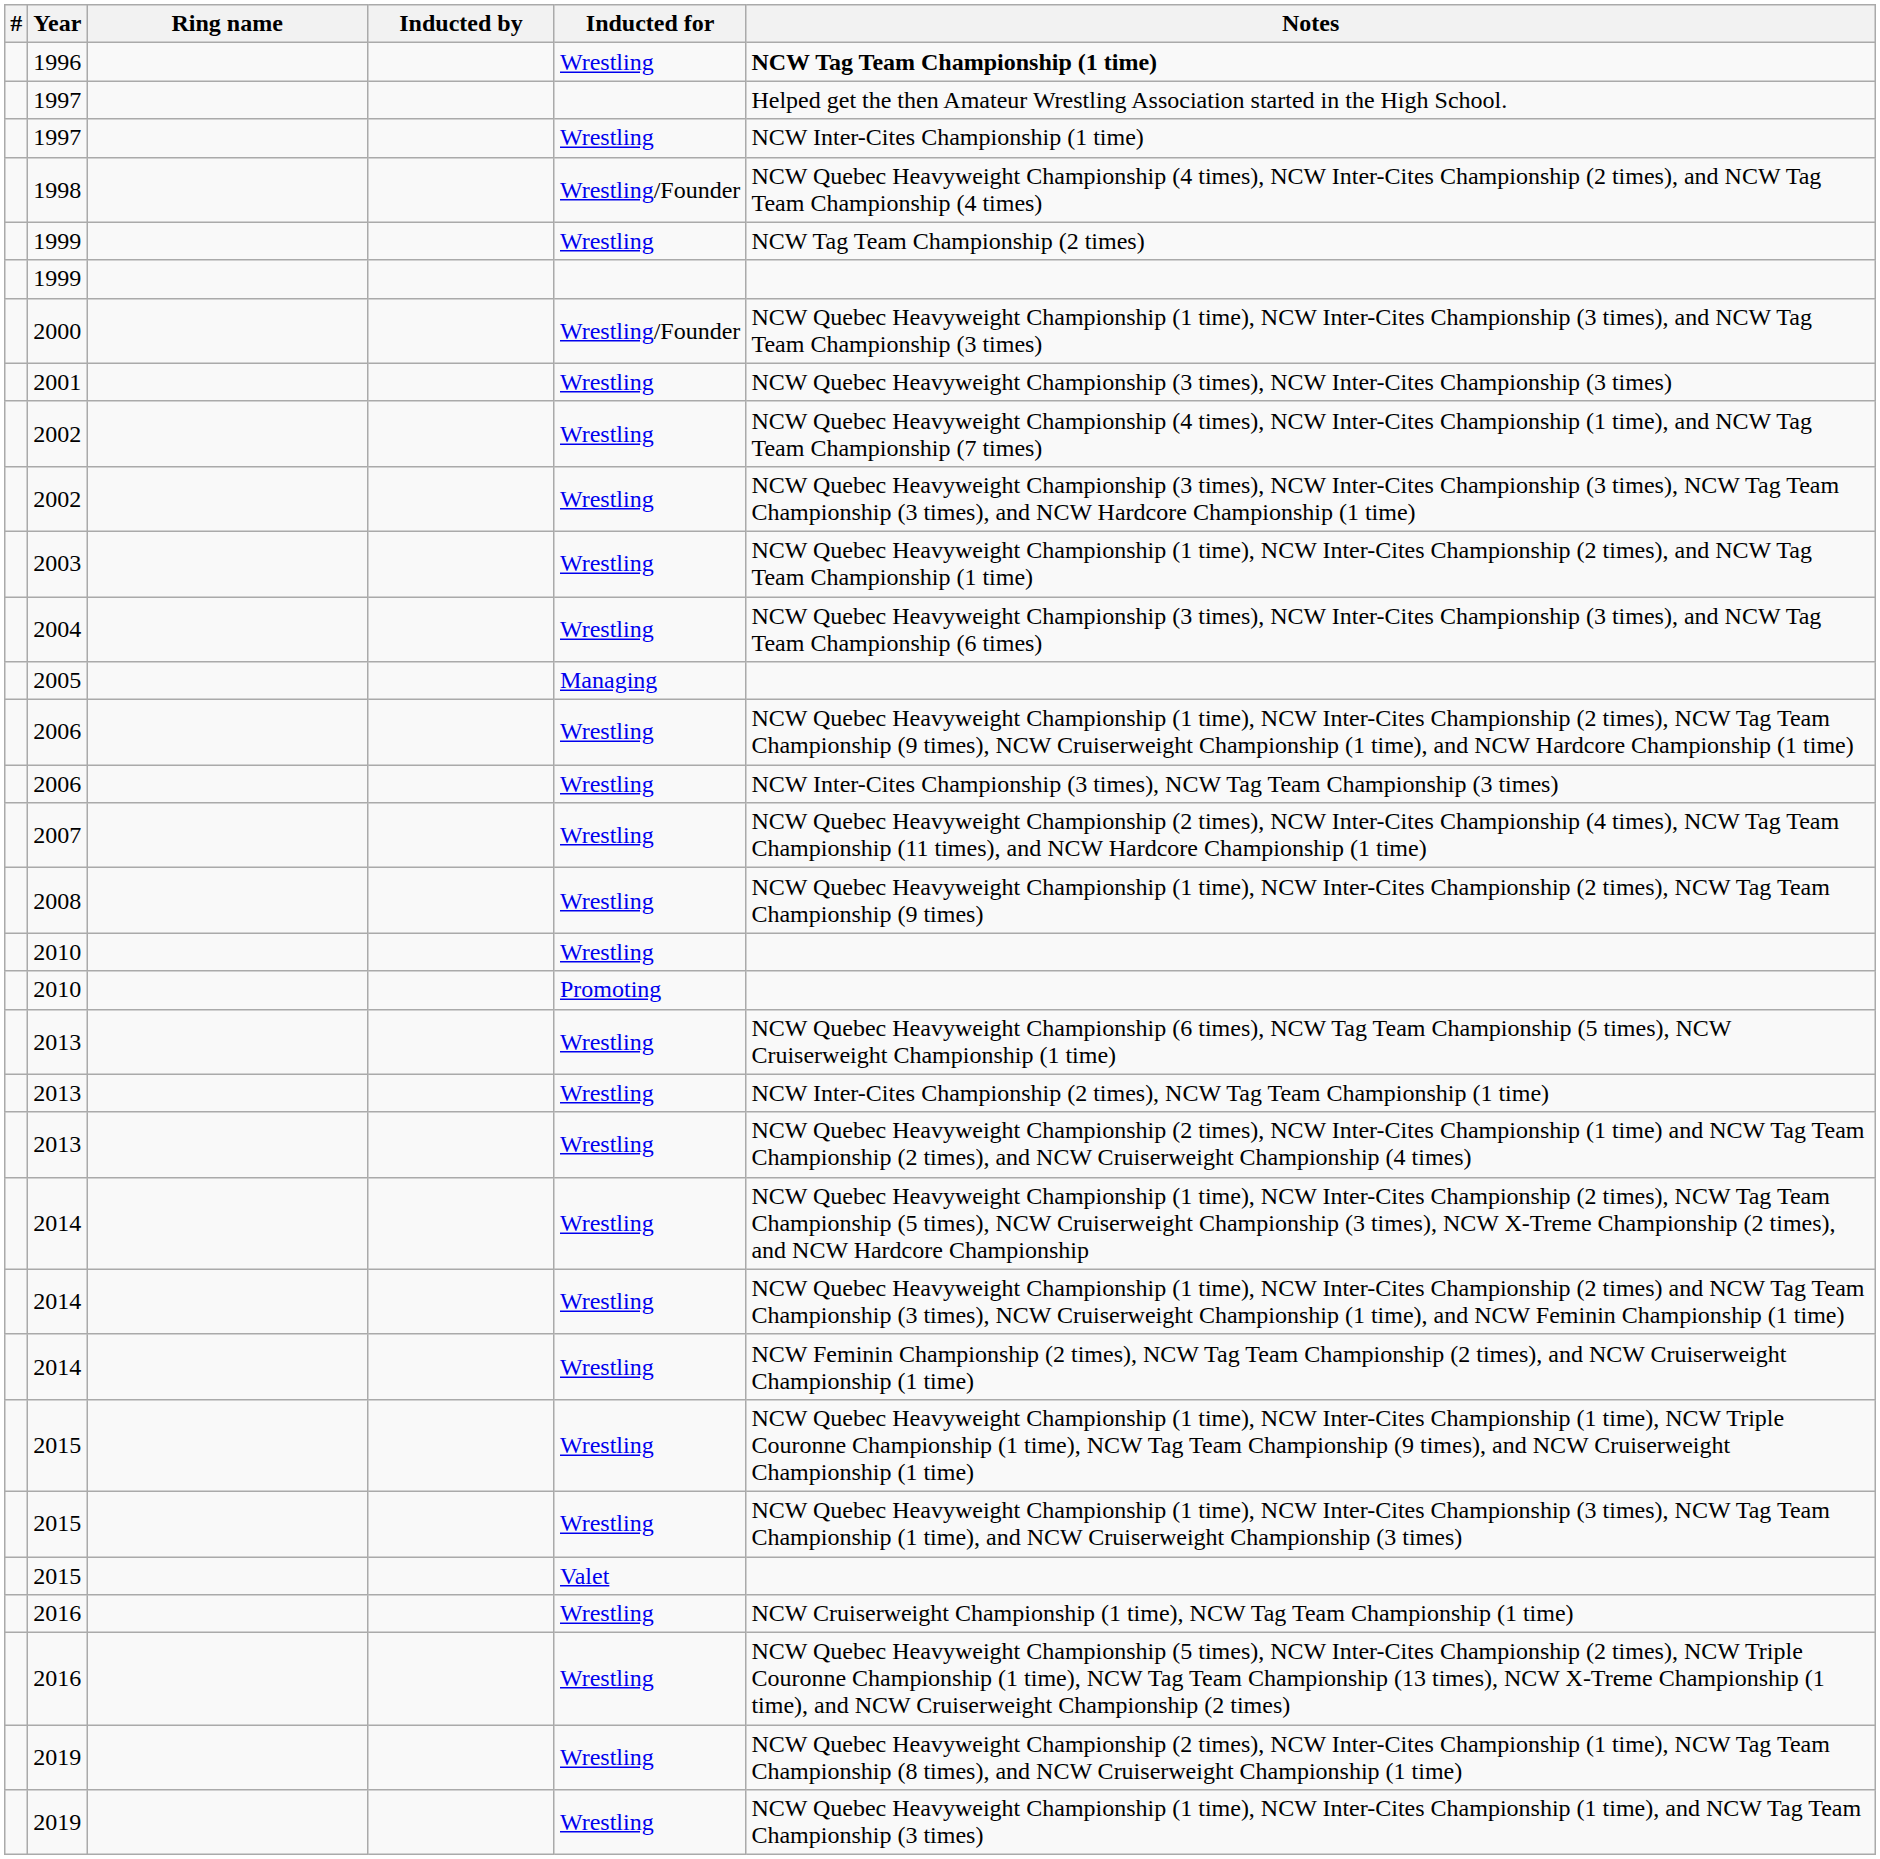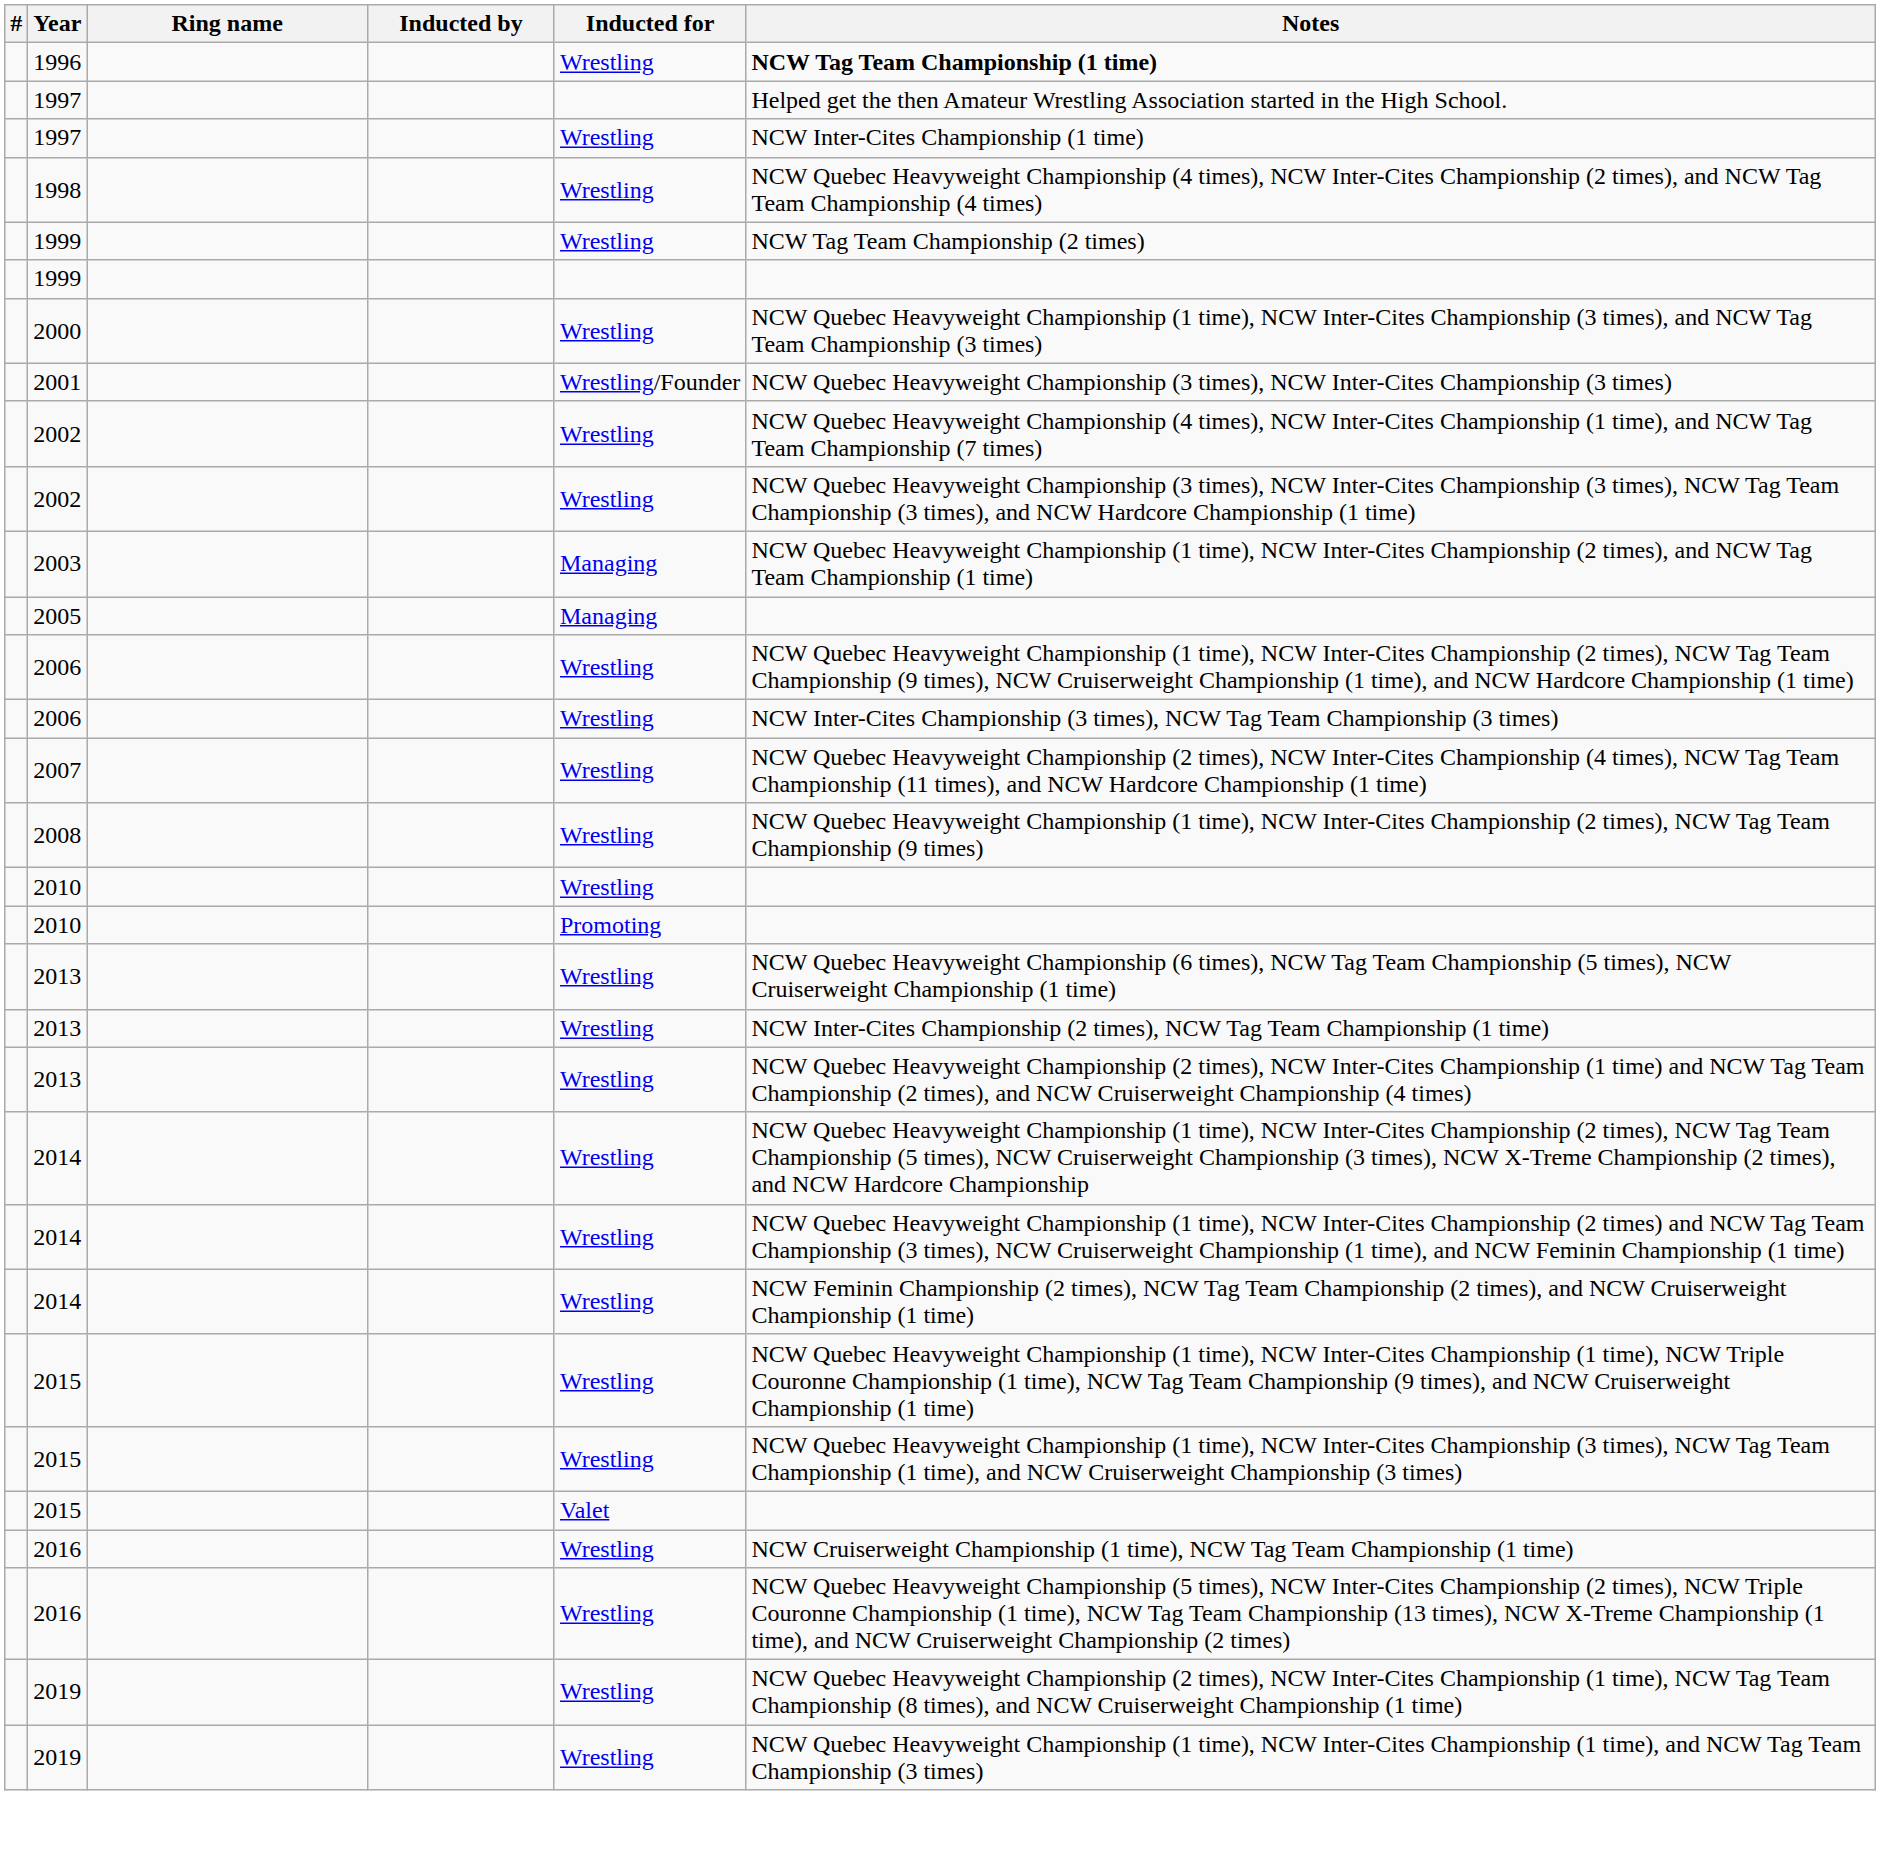(650, 189) Wrestling/Founder -> (607, 189) Wrestling
(650, 330) Wrestling/Founder -> (607, 330) Wrestling
(607, 382) Wrestling -> (650, 382) Wrestling/Founder
(607, 563) Wrestling -> (609, 563) Managing
- row: (16, 629)
